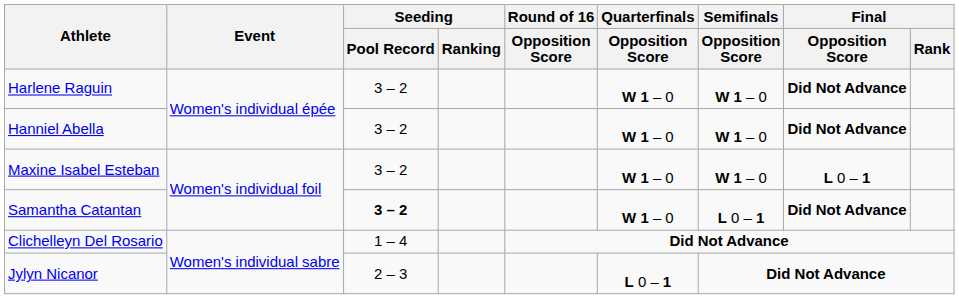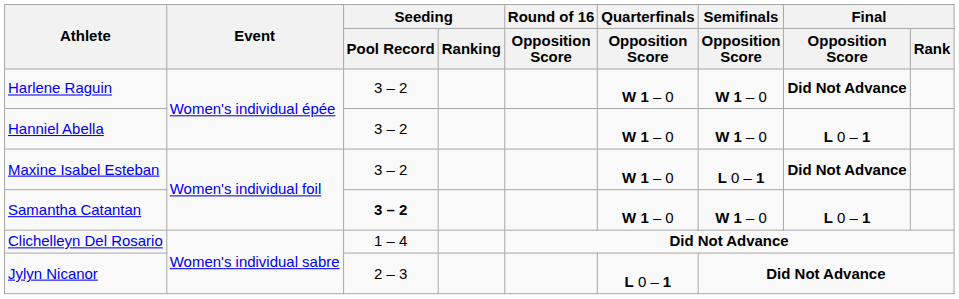(847, 129) Did Not Advance -> (847, 138) L 0 – 1
(741, 178) W 1 – 0 -> (741, 178) L 0 – 1
(847, 178) L 0 – 1 -> (847, 170) Did Not Advance
(741, 218) L 0 – 1 -> (741, 218) W 1 – 0
(847, 210) Did Not Advance -> (847, 218) L 0 – 1
